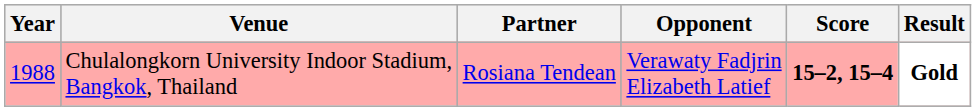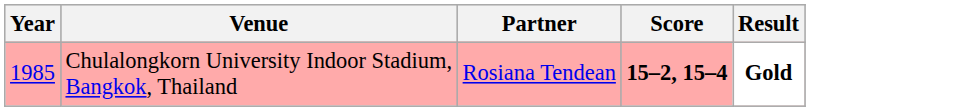- column: (704, 23)
(32, 73) 1988 -> (32, 73) 1985
